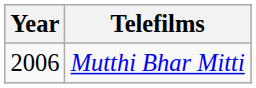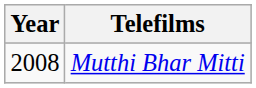(35, 62) 2006 -> (35, 62) 2008
